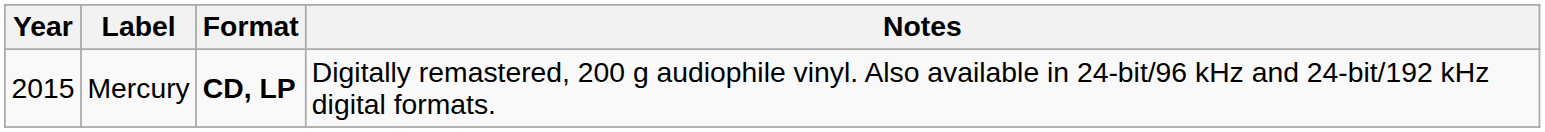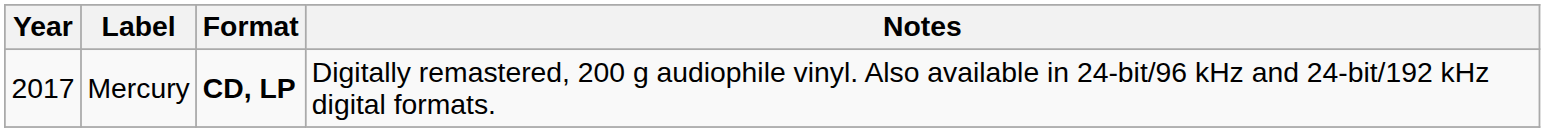(43, 87) 2015 -> (43, 87) 2017
